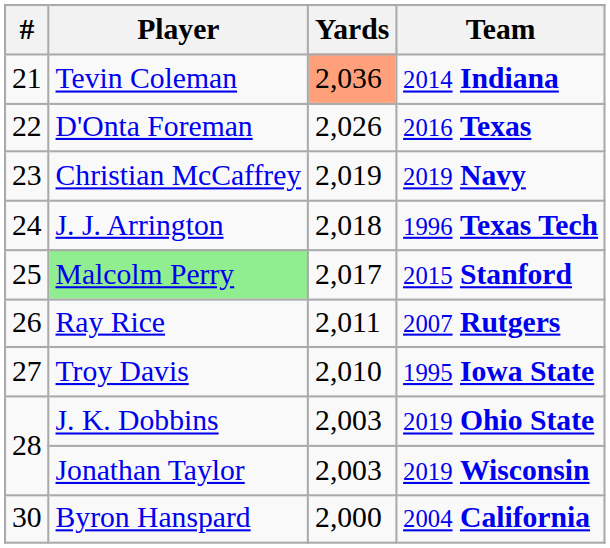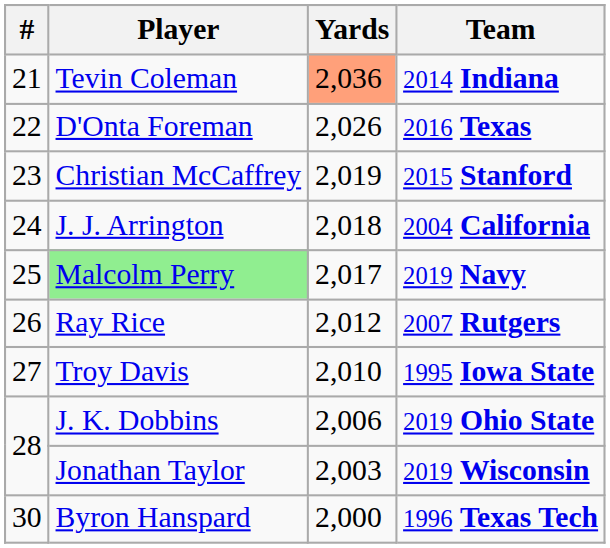(464, 176) 2019 Navy -> (488, 176) 2015 Stanford
(501, 225) 1996 Texas Tech -> (497, 225) 2004 California
(488, 273) 2015 Stanford -> (464, 273) 2019 Navy
(348, 322) 2,011 -> (348, 322) 2,012
(348, 420) 2,003 -> (348, 420) 2,006
(497, 518) 2004 California -> (501, 518) 1996 Texas Tech
